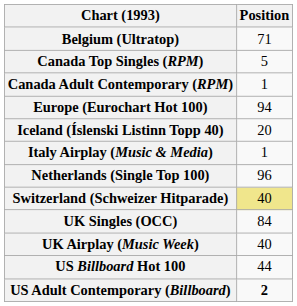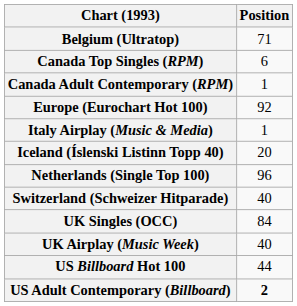(264, 61) 5 -> (264, 61) 6
(264, 107) 94 -> (264, 107) 92
rows swapped: (120, 130) <-> (120, 152)
(264, 198) khaki background -> (264, 198) no background
